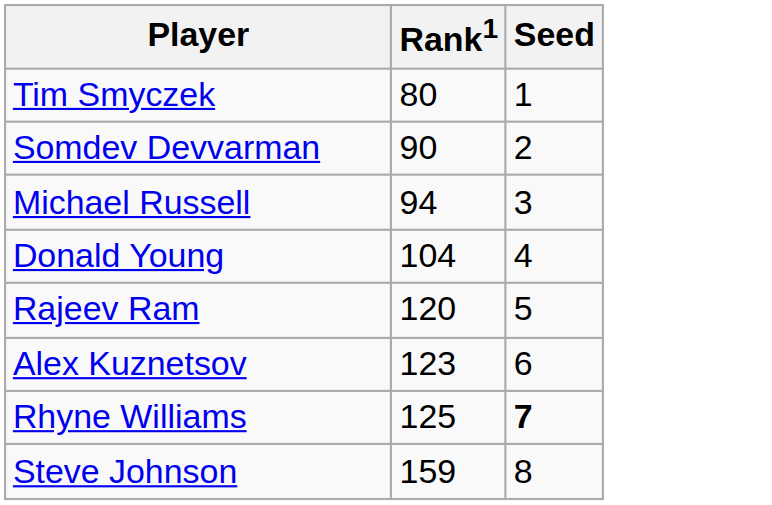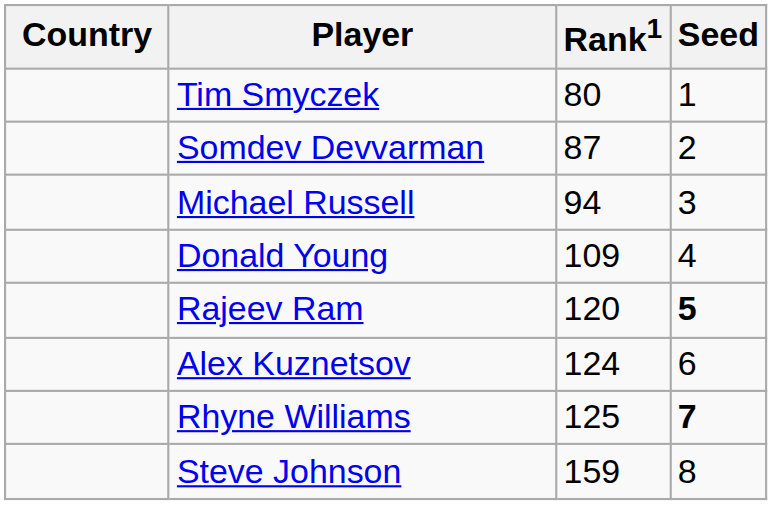+ column: (87, 35)
(418, 148) 90 -> (582, 148) 87
(428, 255) 104 -> (592, 255) 109
(523, 309) normal -> (687, 309) bold
(428, 363) 123 -> (592, 363) 124
